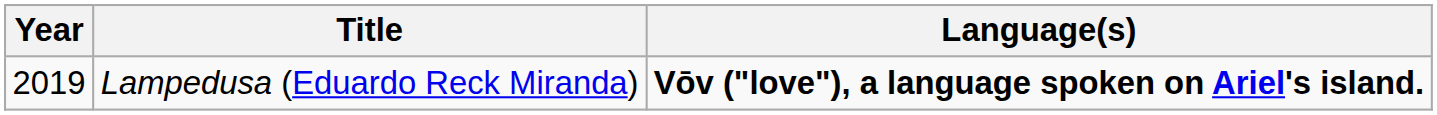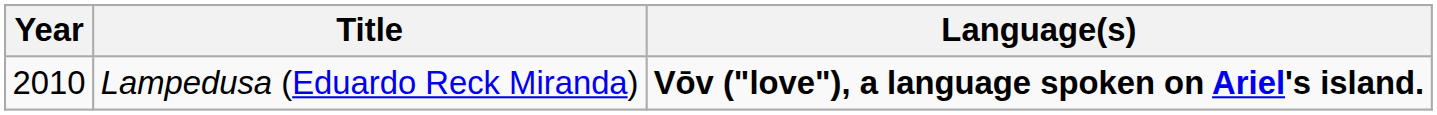(49, 82) 2019 -> (49, 82) 2010
